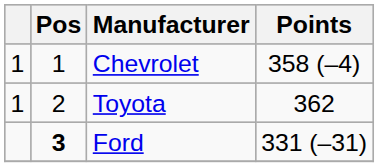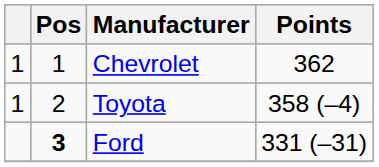(314, 64) 358 (–4) -> (314, 64) 362
(314, 103) 362 -> (314, 103) 358 (–4)
